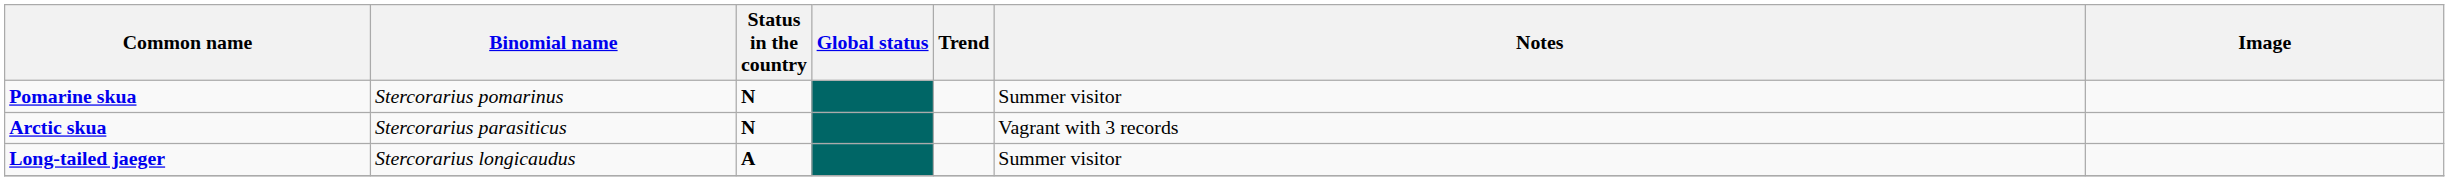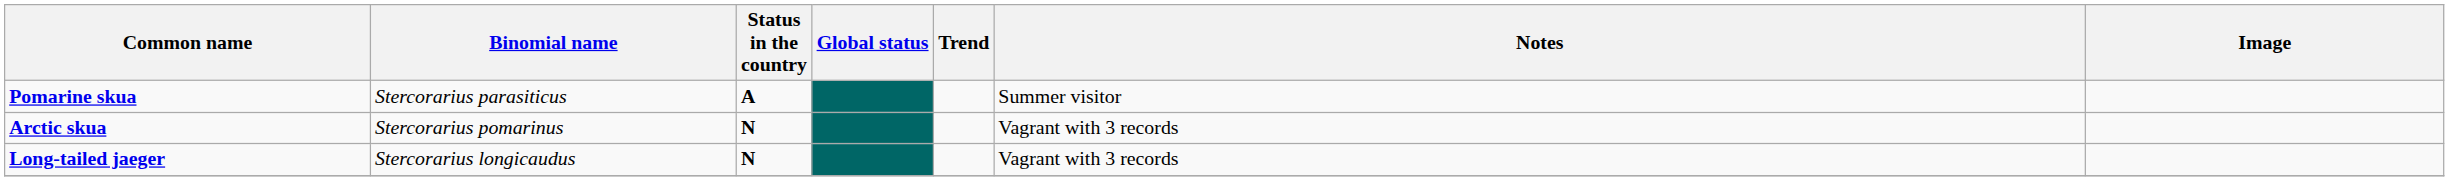(469, 96) Stercorarius pomarinus -> (471, 96) Stercorarius parasiticus
(748, 96) N -> (748, 96) A
(471, 127) Stercorarius parasiticus -> (469, 127) Stercorarius pomarinus
(748, 159) A -> (748, 159) N
(1060, 159) Summer visitor -> (1088, 159) Vagrant with 3 records
